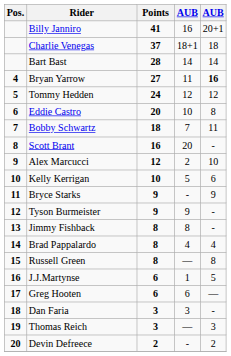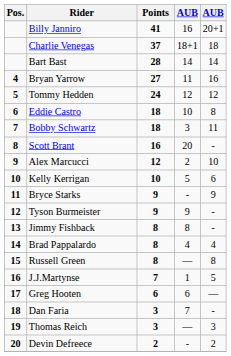(213, 79) bold -> (213, 79) normal
(156, 112) 20 -> (156, 112) 18
(187, 128) 7 -> (187, 128) 3
(156, 277) 6 -> (156, 277) 7
(187, 310) 3 -> (187, 310) 7
